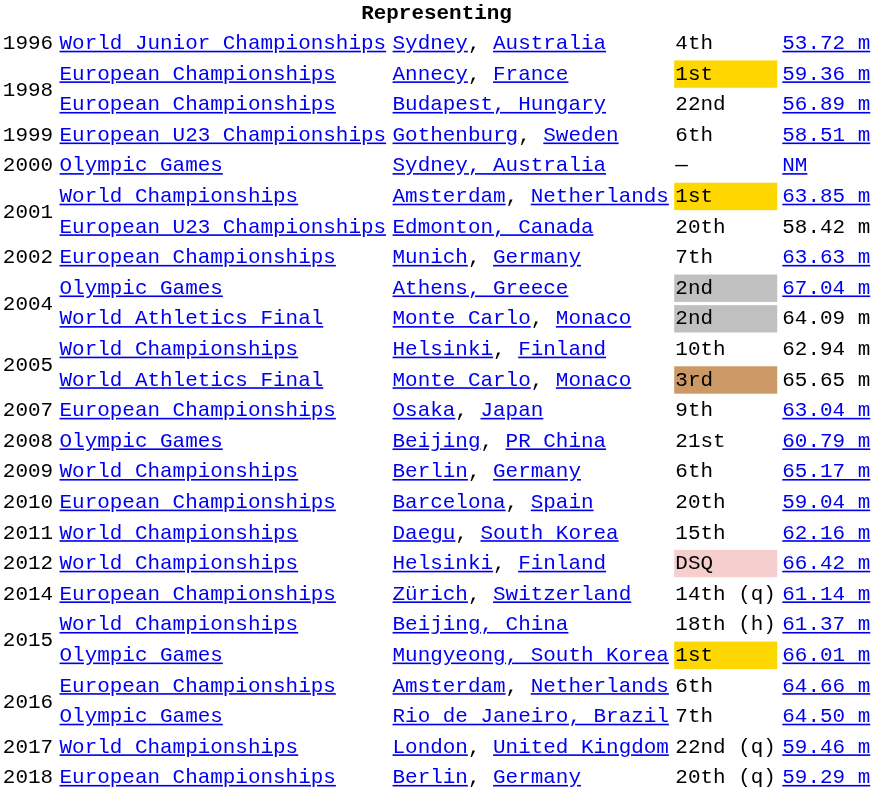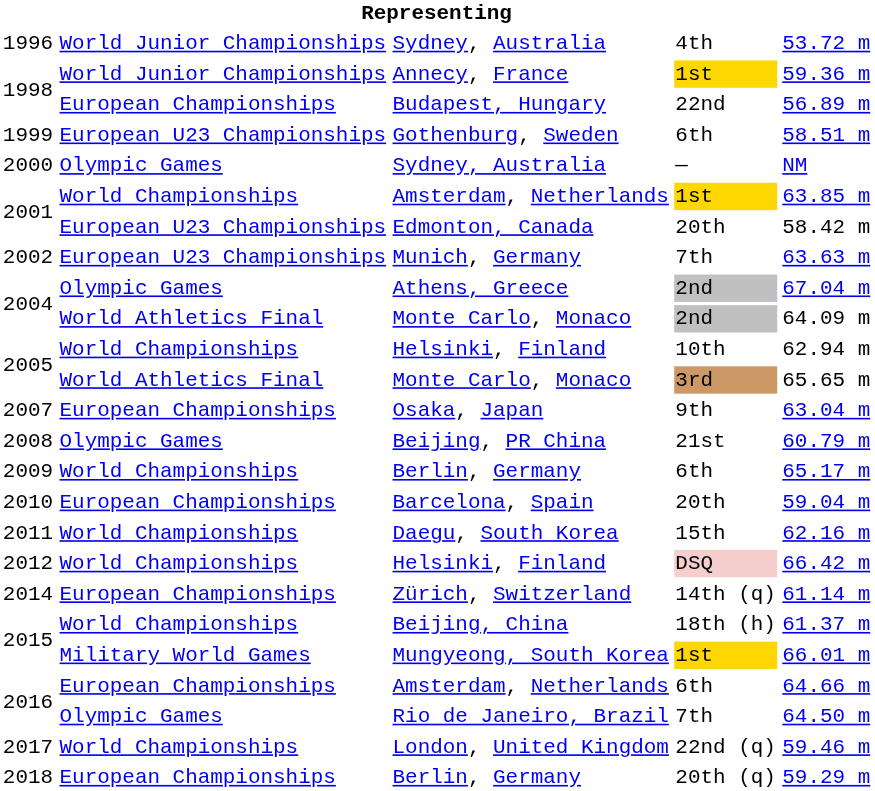(198, 74) European Championships -> (223, 74) World Junior Championships
(198, 258) European Championships -> (223, 258) European U23 Championships
(141, 655) Olympic Games -> (185, 655) Military World Games
